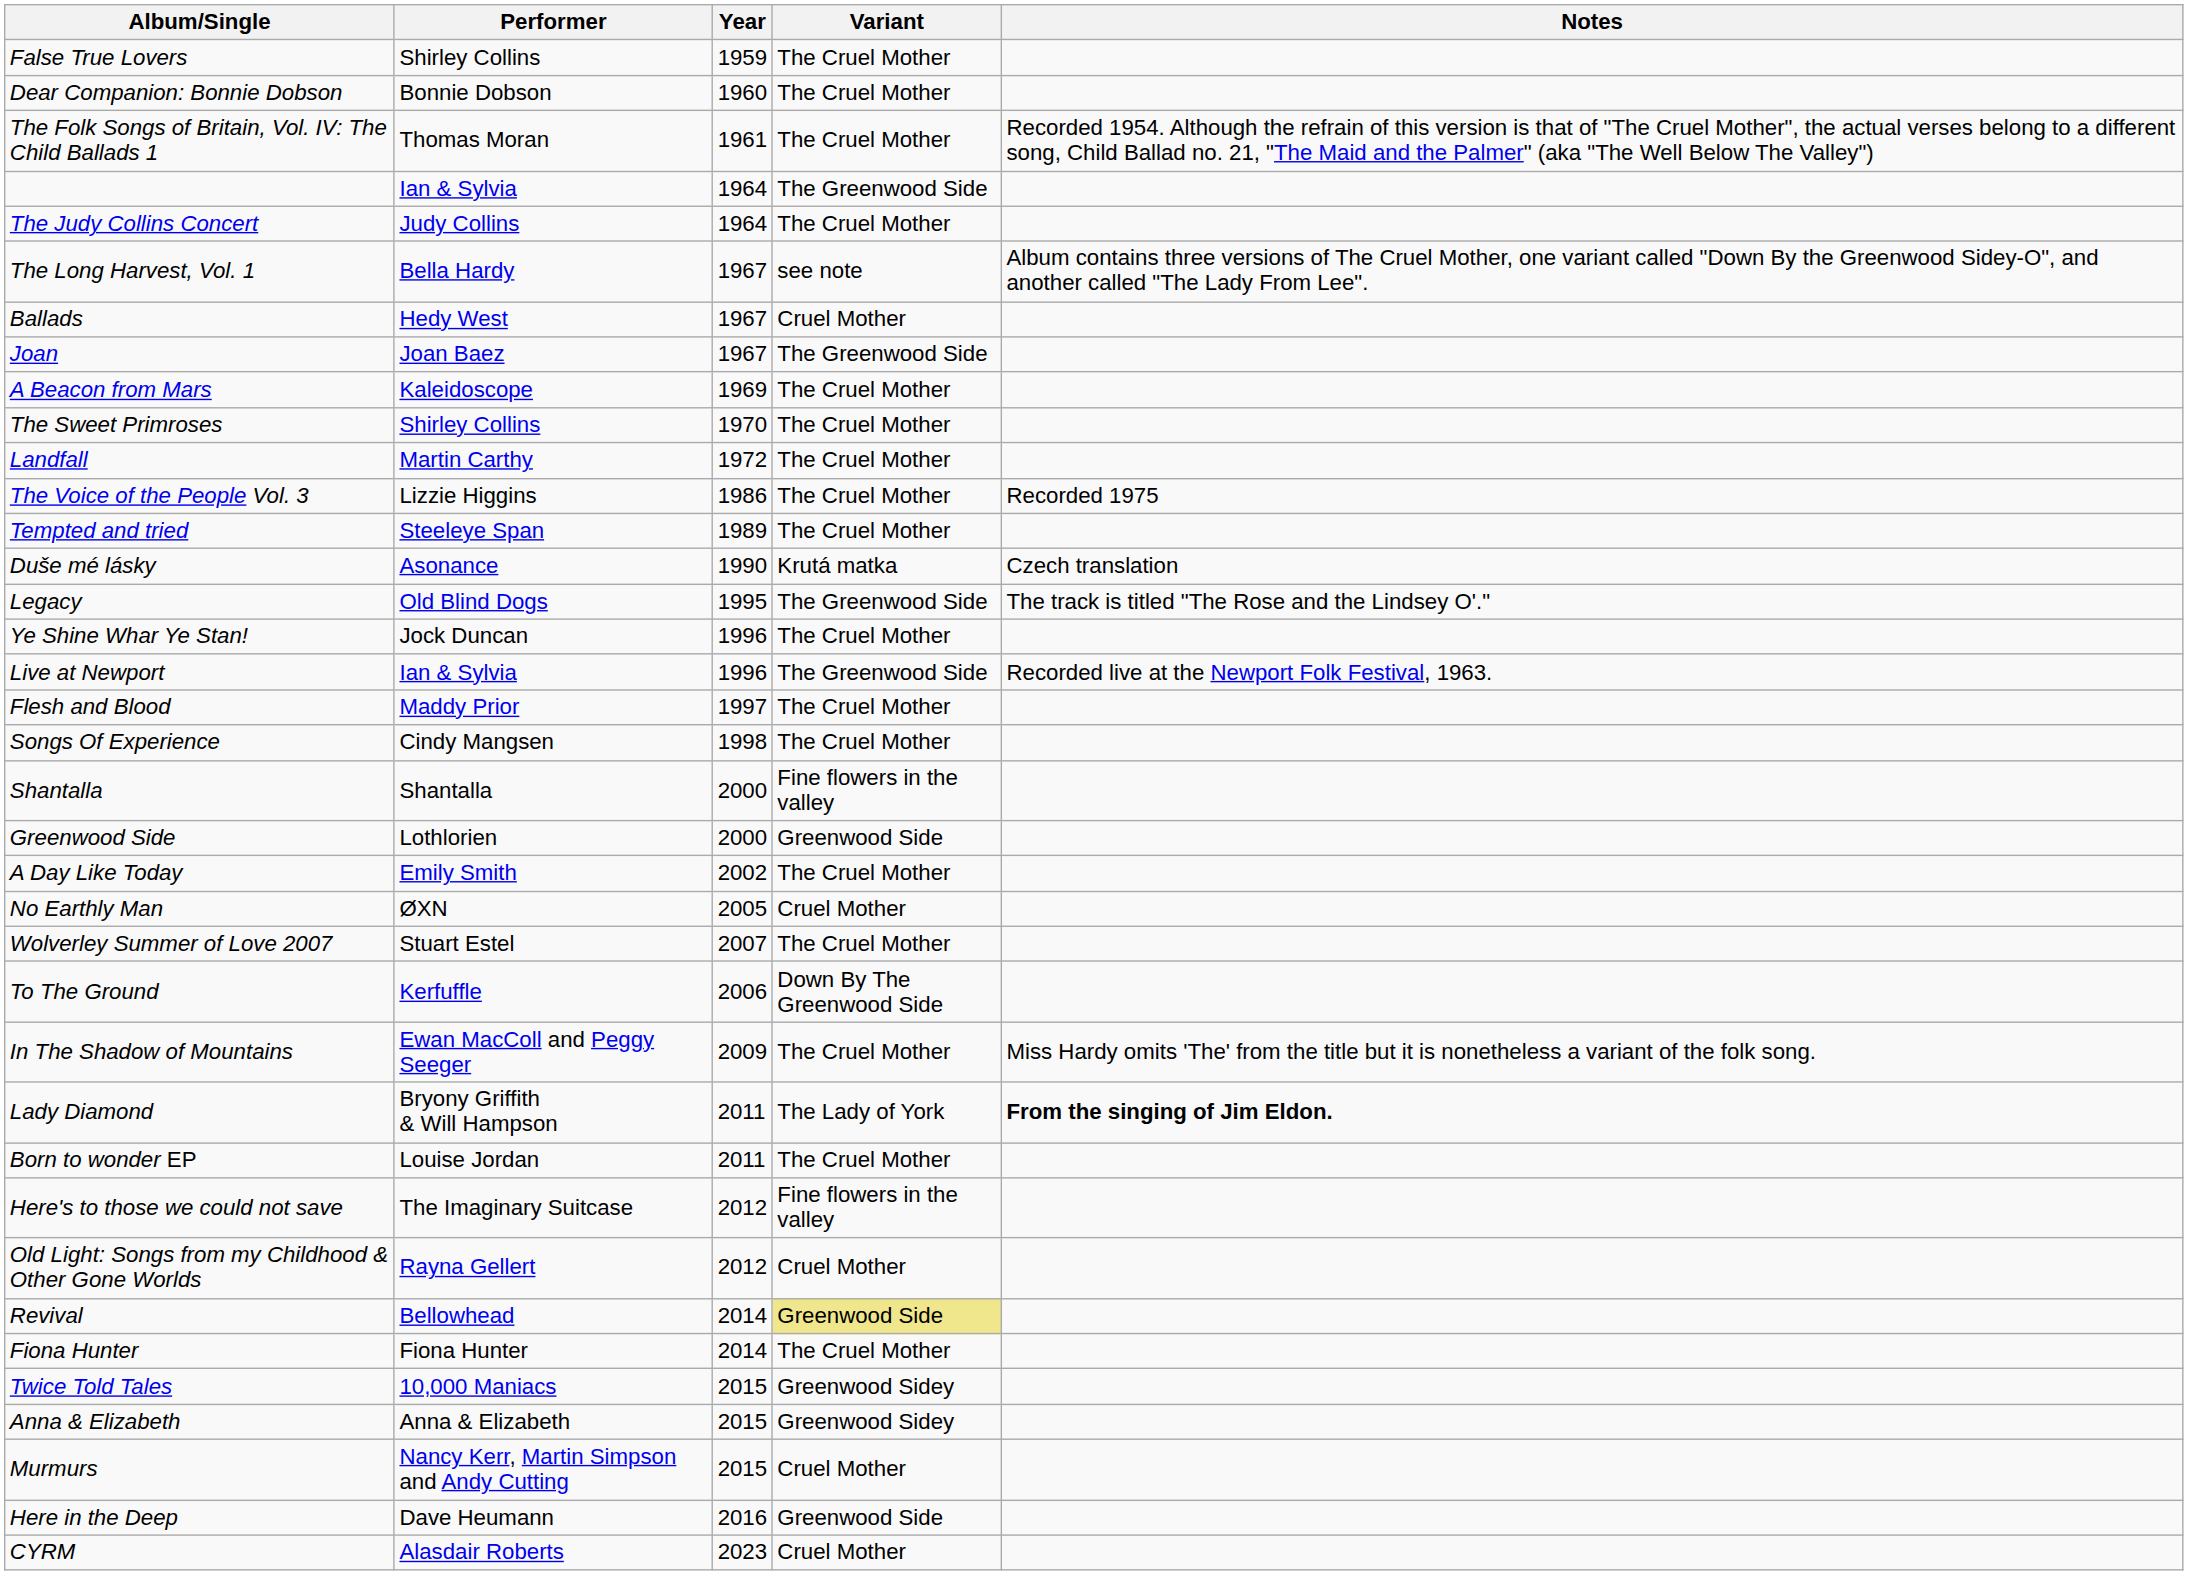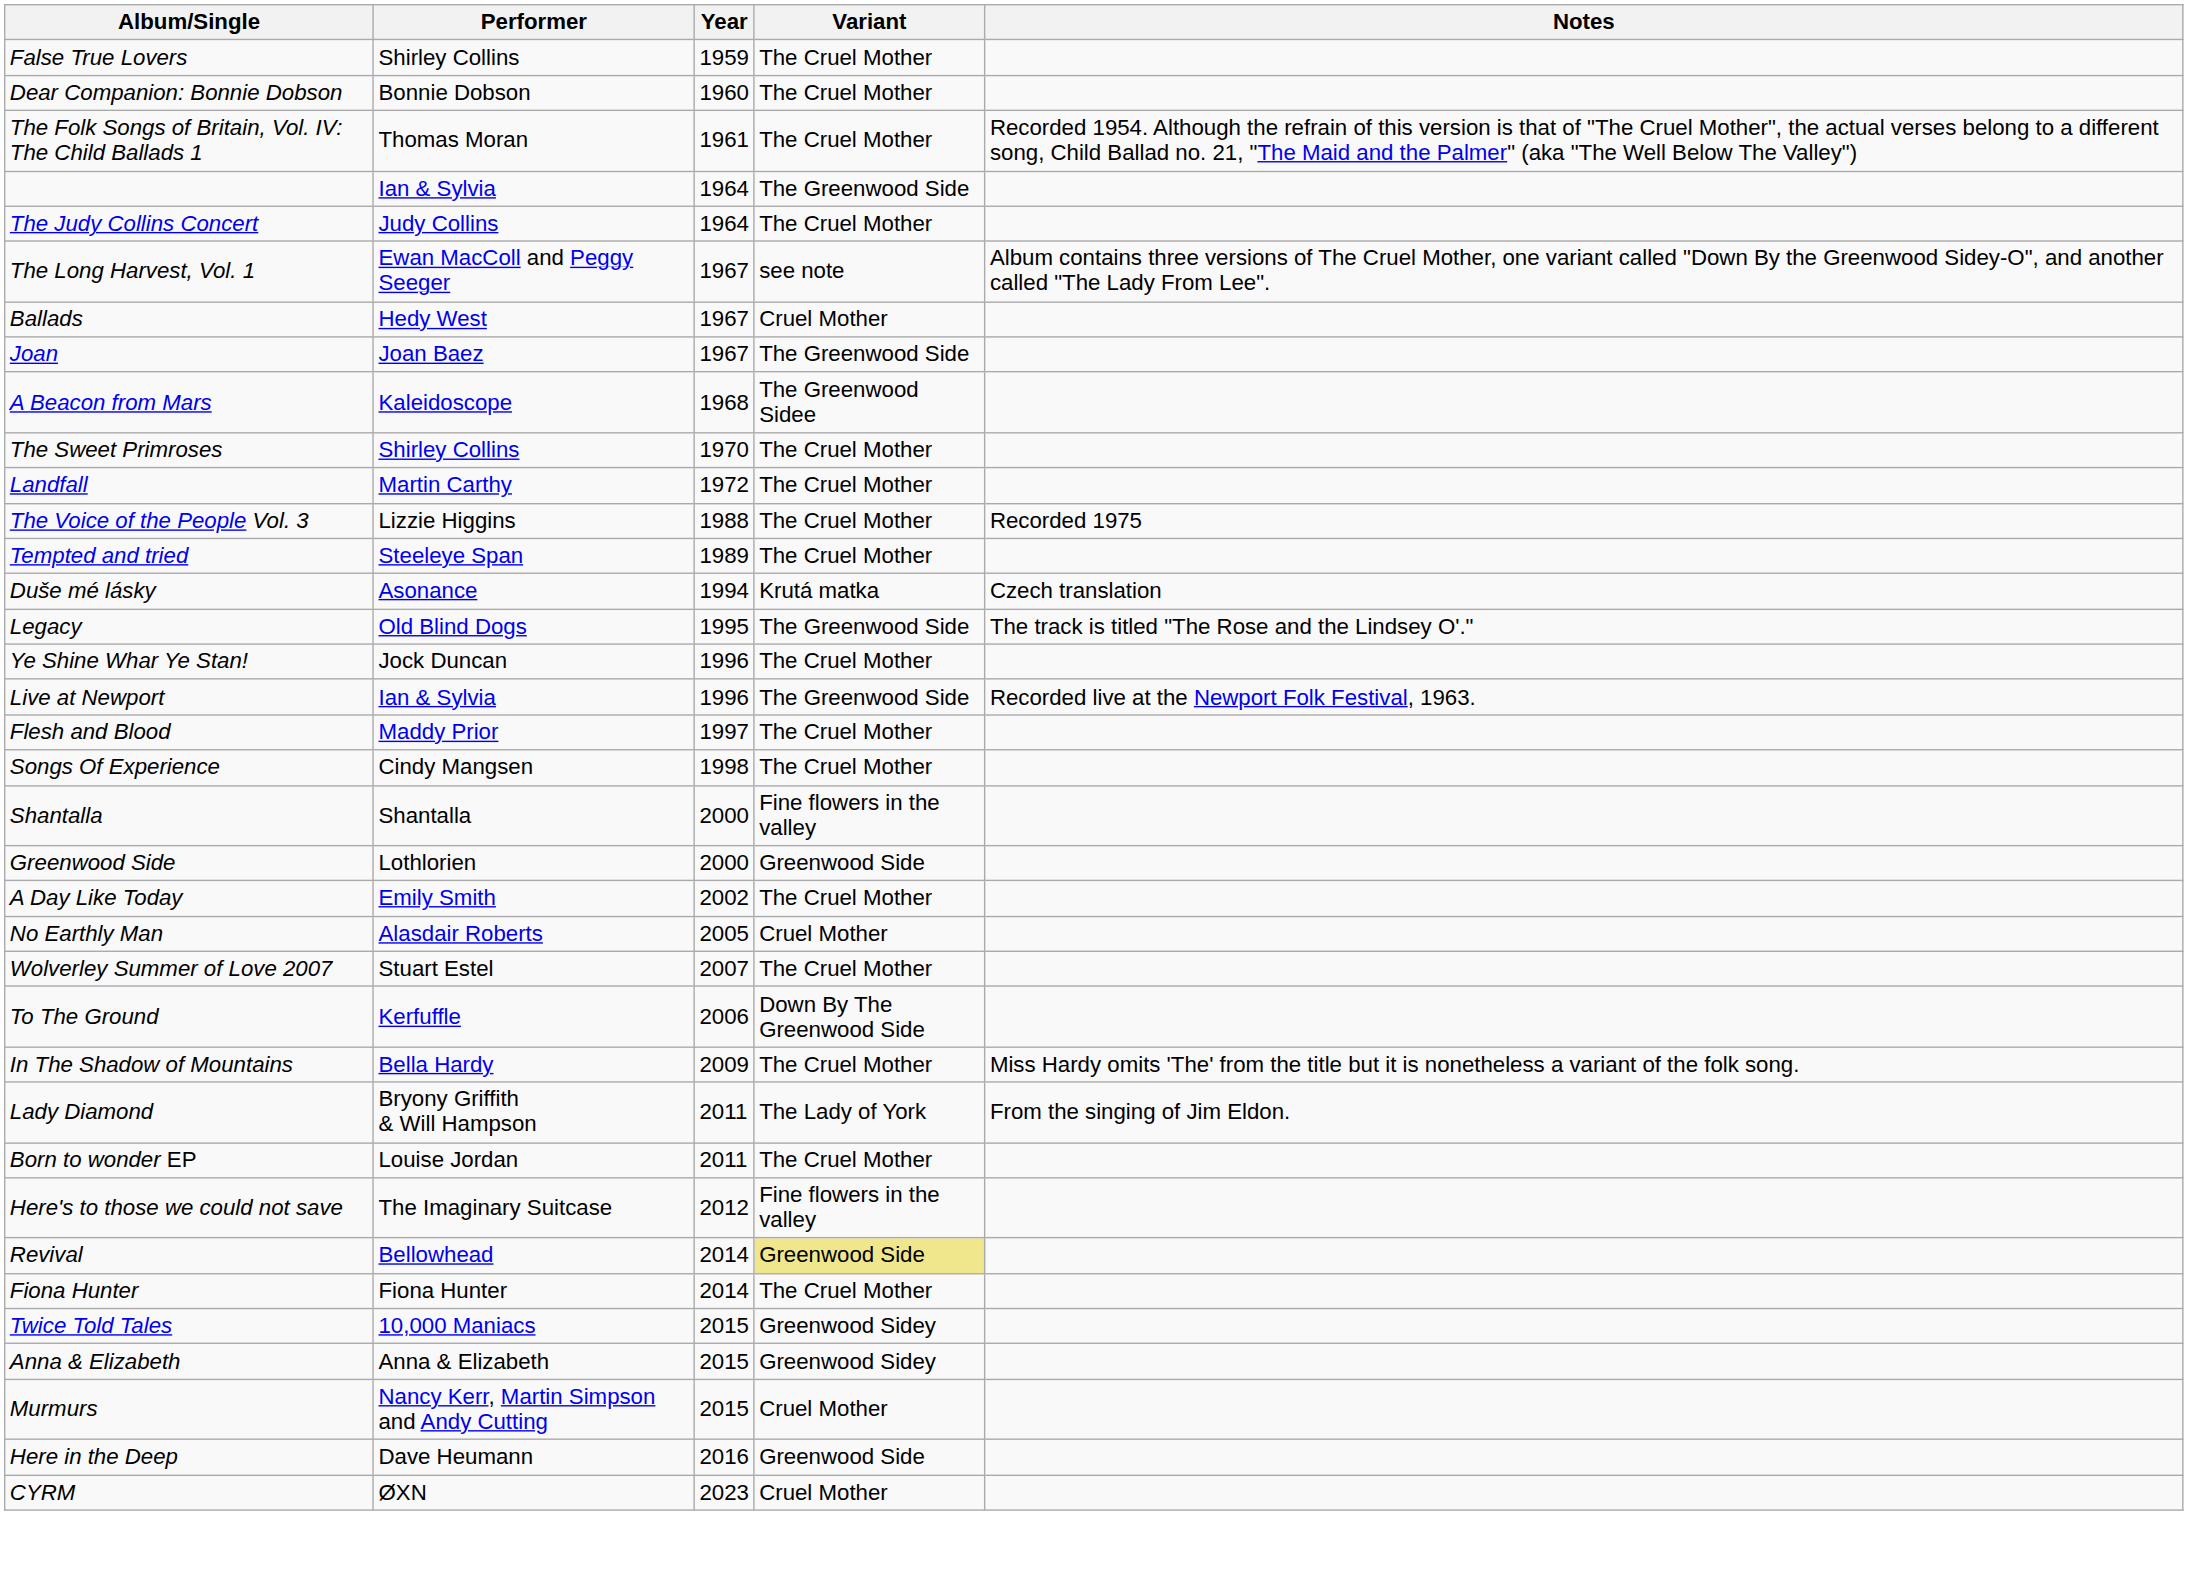(457, 271) Bella Hardy -> (506, 271) Ewan MacColl and Peggy Seeger
(742, 389) 1969 -> (724, 402) 1968
(864, 389) The Cruel Mother -> (839, 402) The Greenwood Sidee
(742, 495) 1986 -> (724, 520) 1988
(742, 565) 1990 -> (724, 590) 1994
(424, 908) ØXN -> (461, 933) Alasdair Roberts
(527, 1051) Ewan MacColl and Peggy Seeger -> (436, 1064) Bella Hardy
(1170, 1112) bold -> (1140, 1112) normal
- row: (199, 1267)
(482, 1552) Alasdair Roberts -> (403, 1492) ØXN
